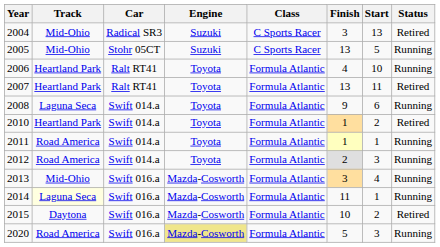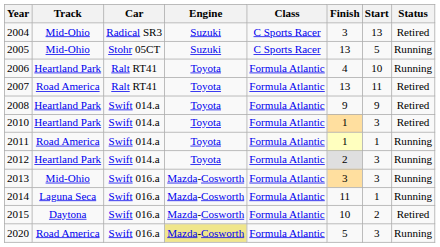(68, 87) Heartland Park -> (68, 87) Road America
(68, 105) Laguna Seca -> (68, 105) Heartland Park
(377, 105) 6 -> (377, 105) 9
(413, 105) Running -> (413, 105) Retired
(377, 123) 2 -> (377, 123) 3
(68, 160) Road America -> (68, 160) Heartland Park
(377, 178) 4 -> (377, 178) 3
(68, 196) lightyellow background -> (68, 196) no background
